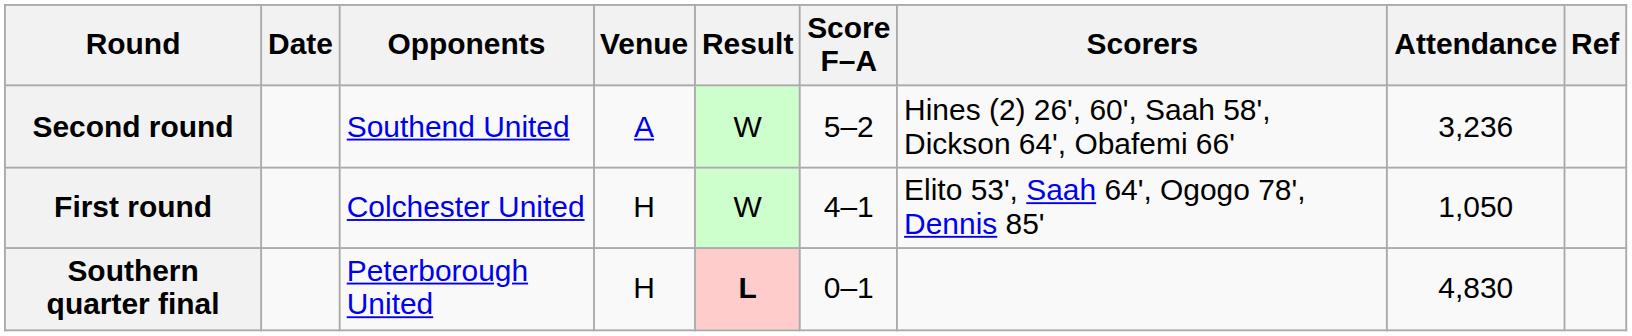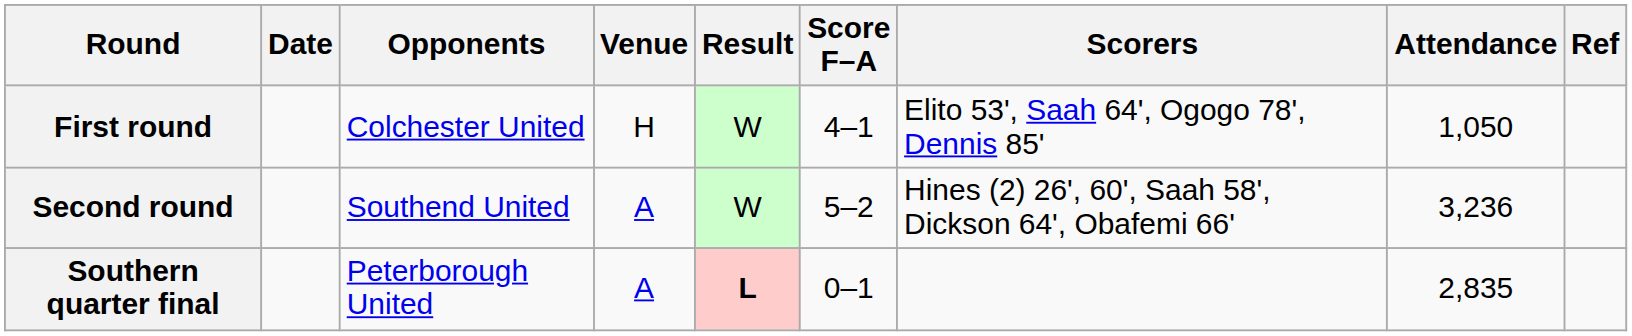rows swapped: (133, 207) <-> (133, 126)
(644, 288) H -> (644, 288) A
(1476, 288) 4,830 -> (1476, 288) 2,835
